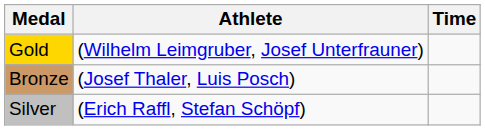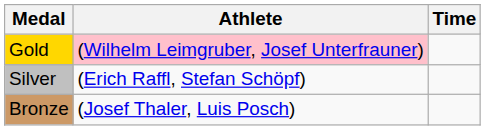(251, 49) no background -> (251, 49) pink background
rows swapped: (33, 109) <-> (39, 79)
